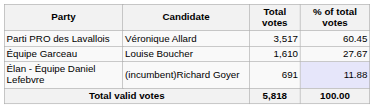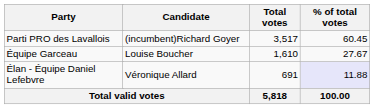(161, 38) Véronique Allard -> (182, 38) (incumbent)Richard Goyer
(182, 75) (incumbent)Richard Goyer -> (161, 75) Véronique Allard
